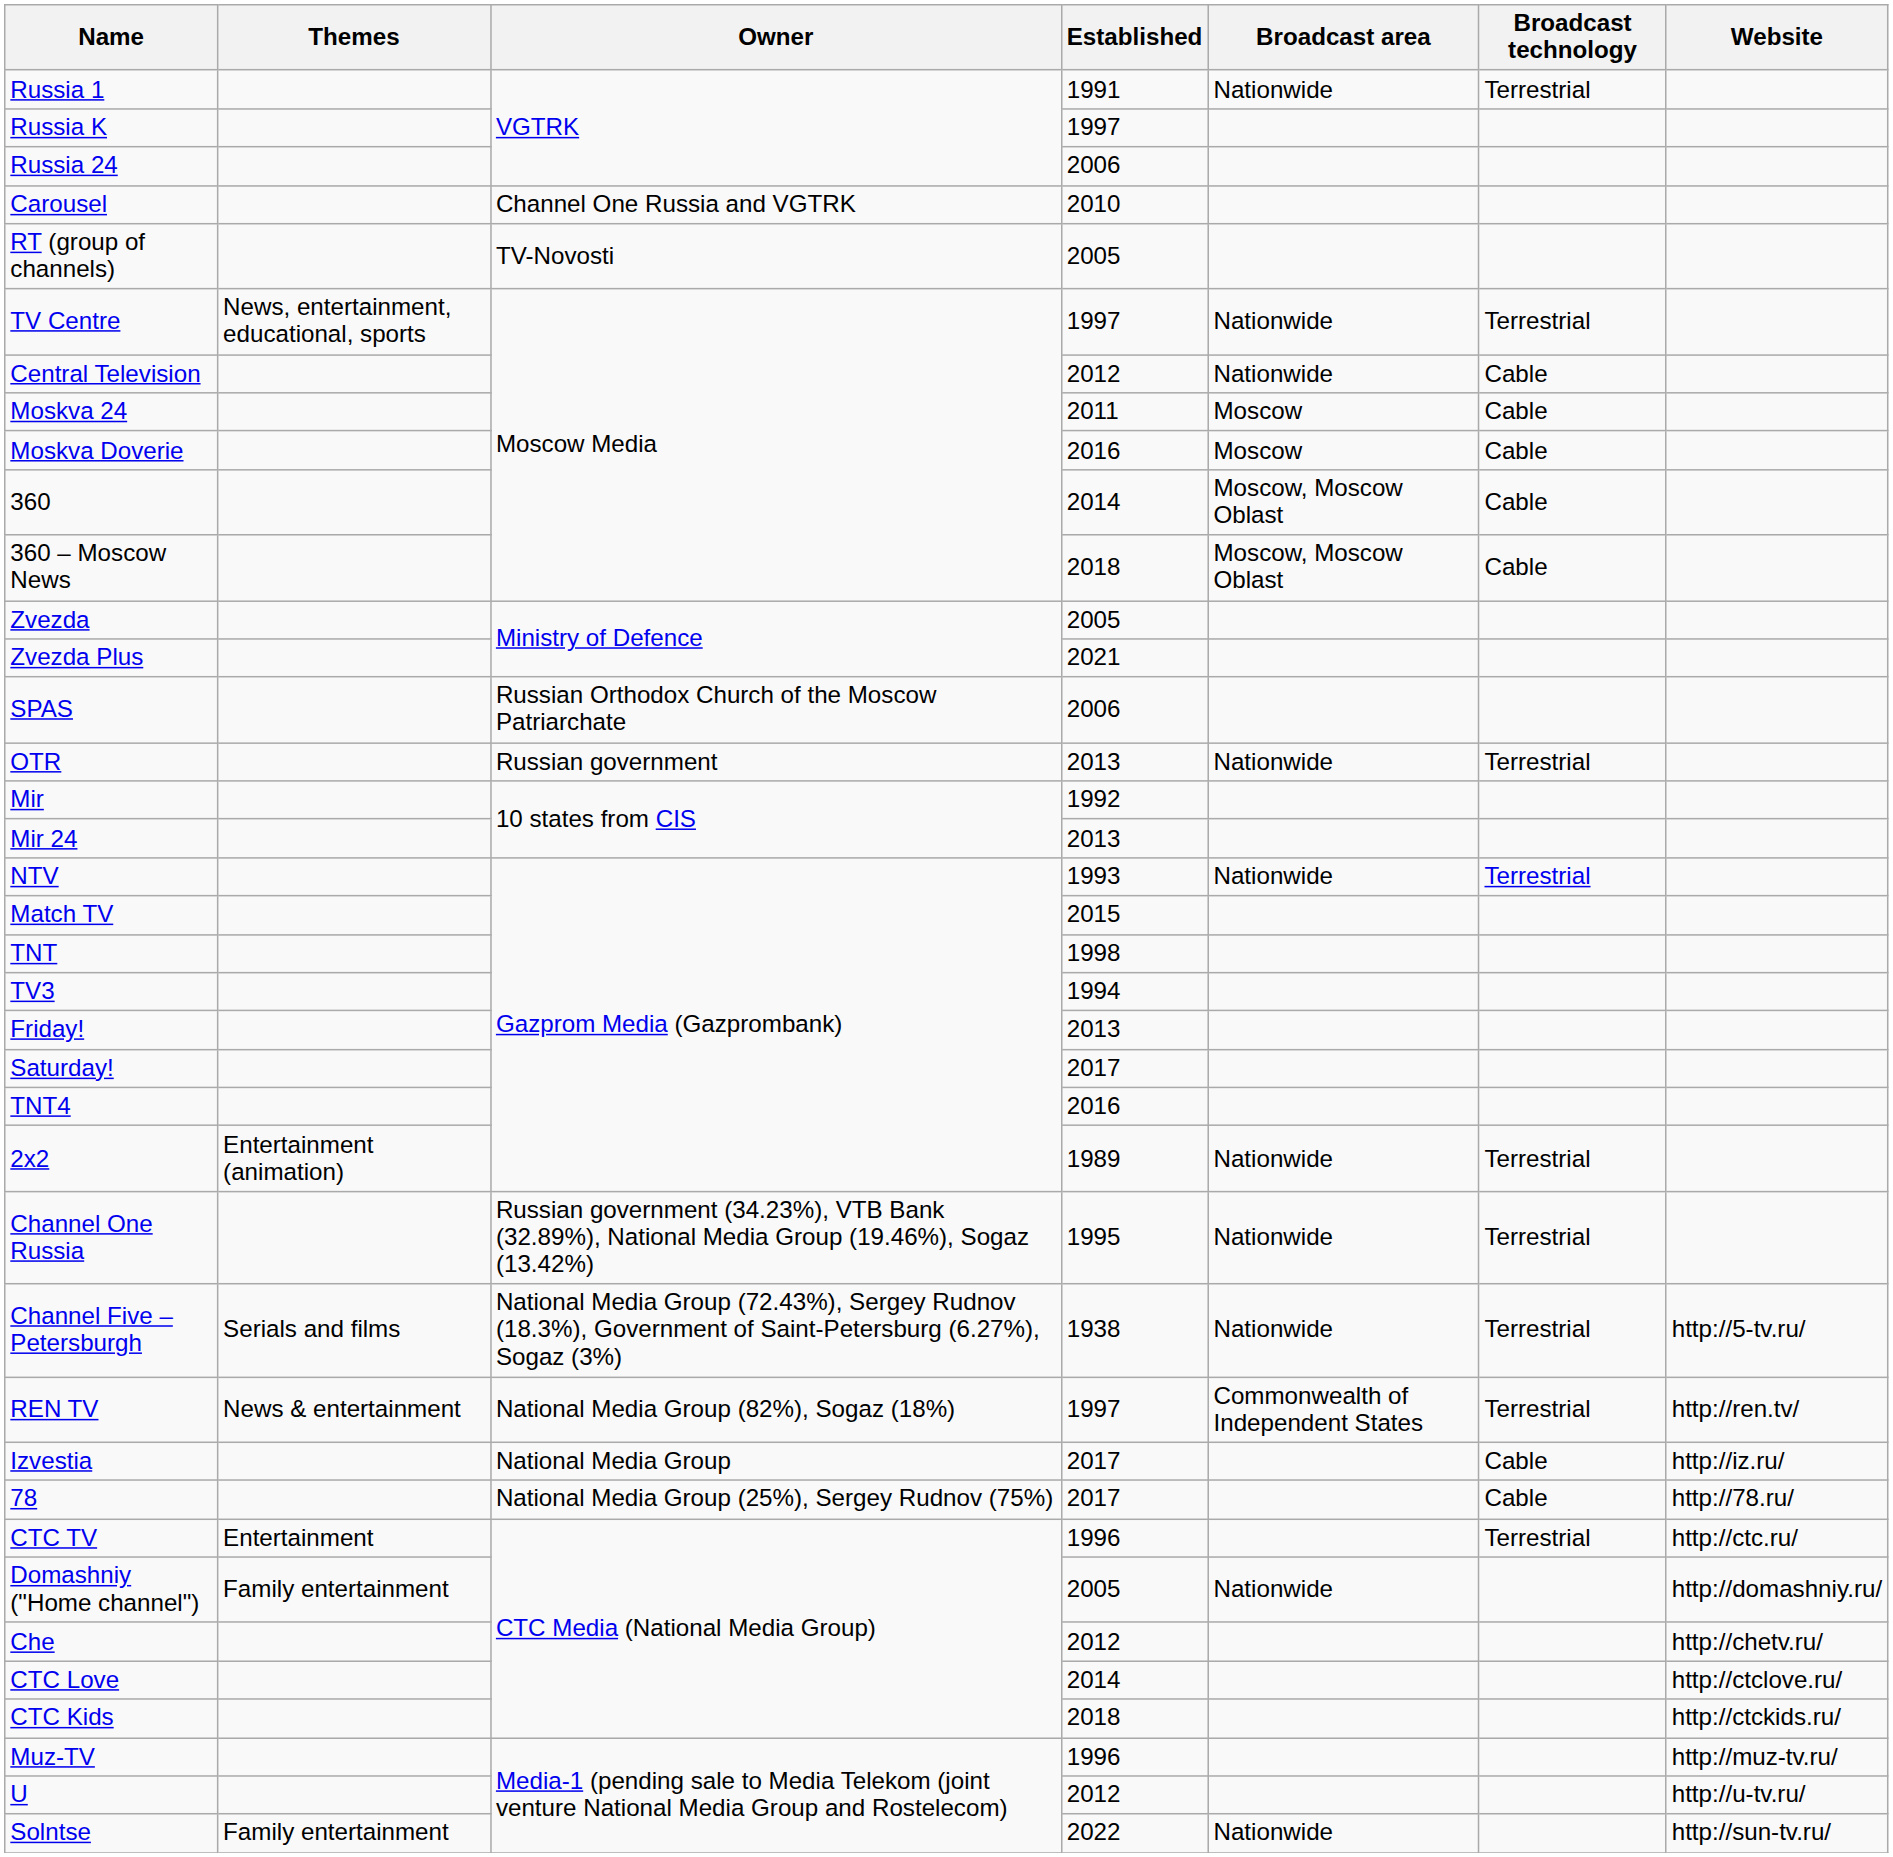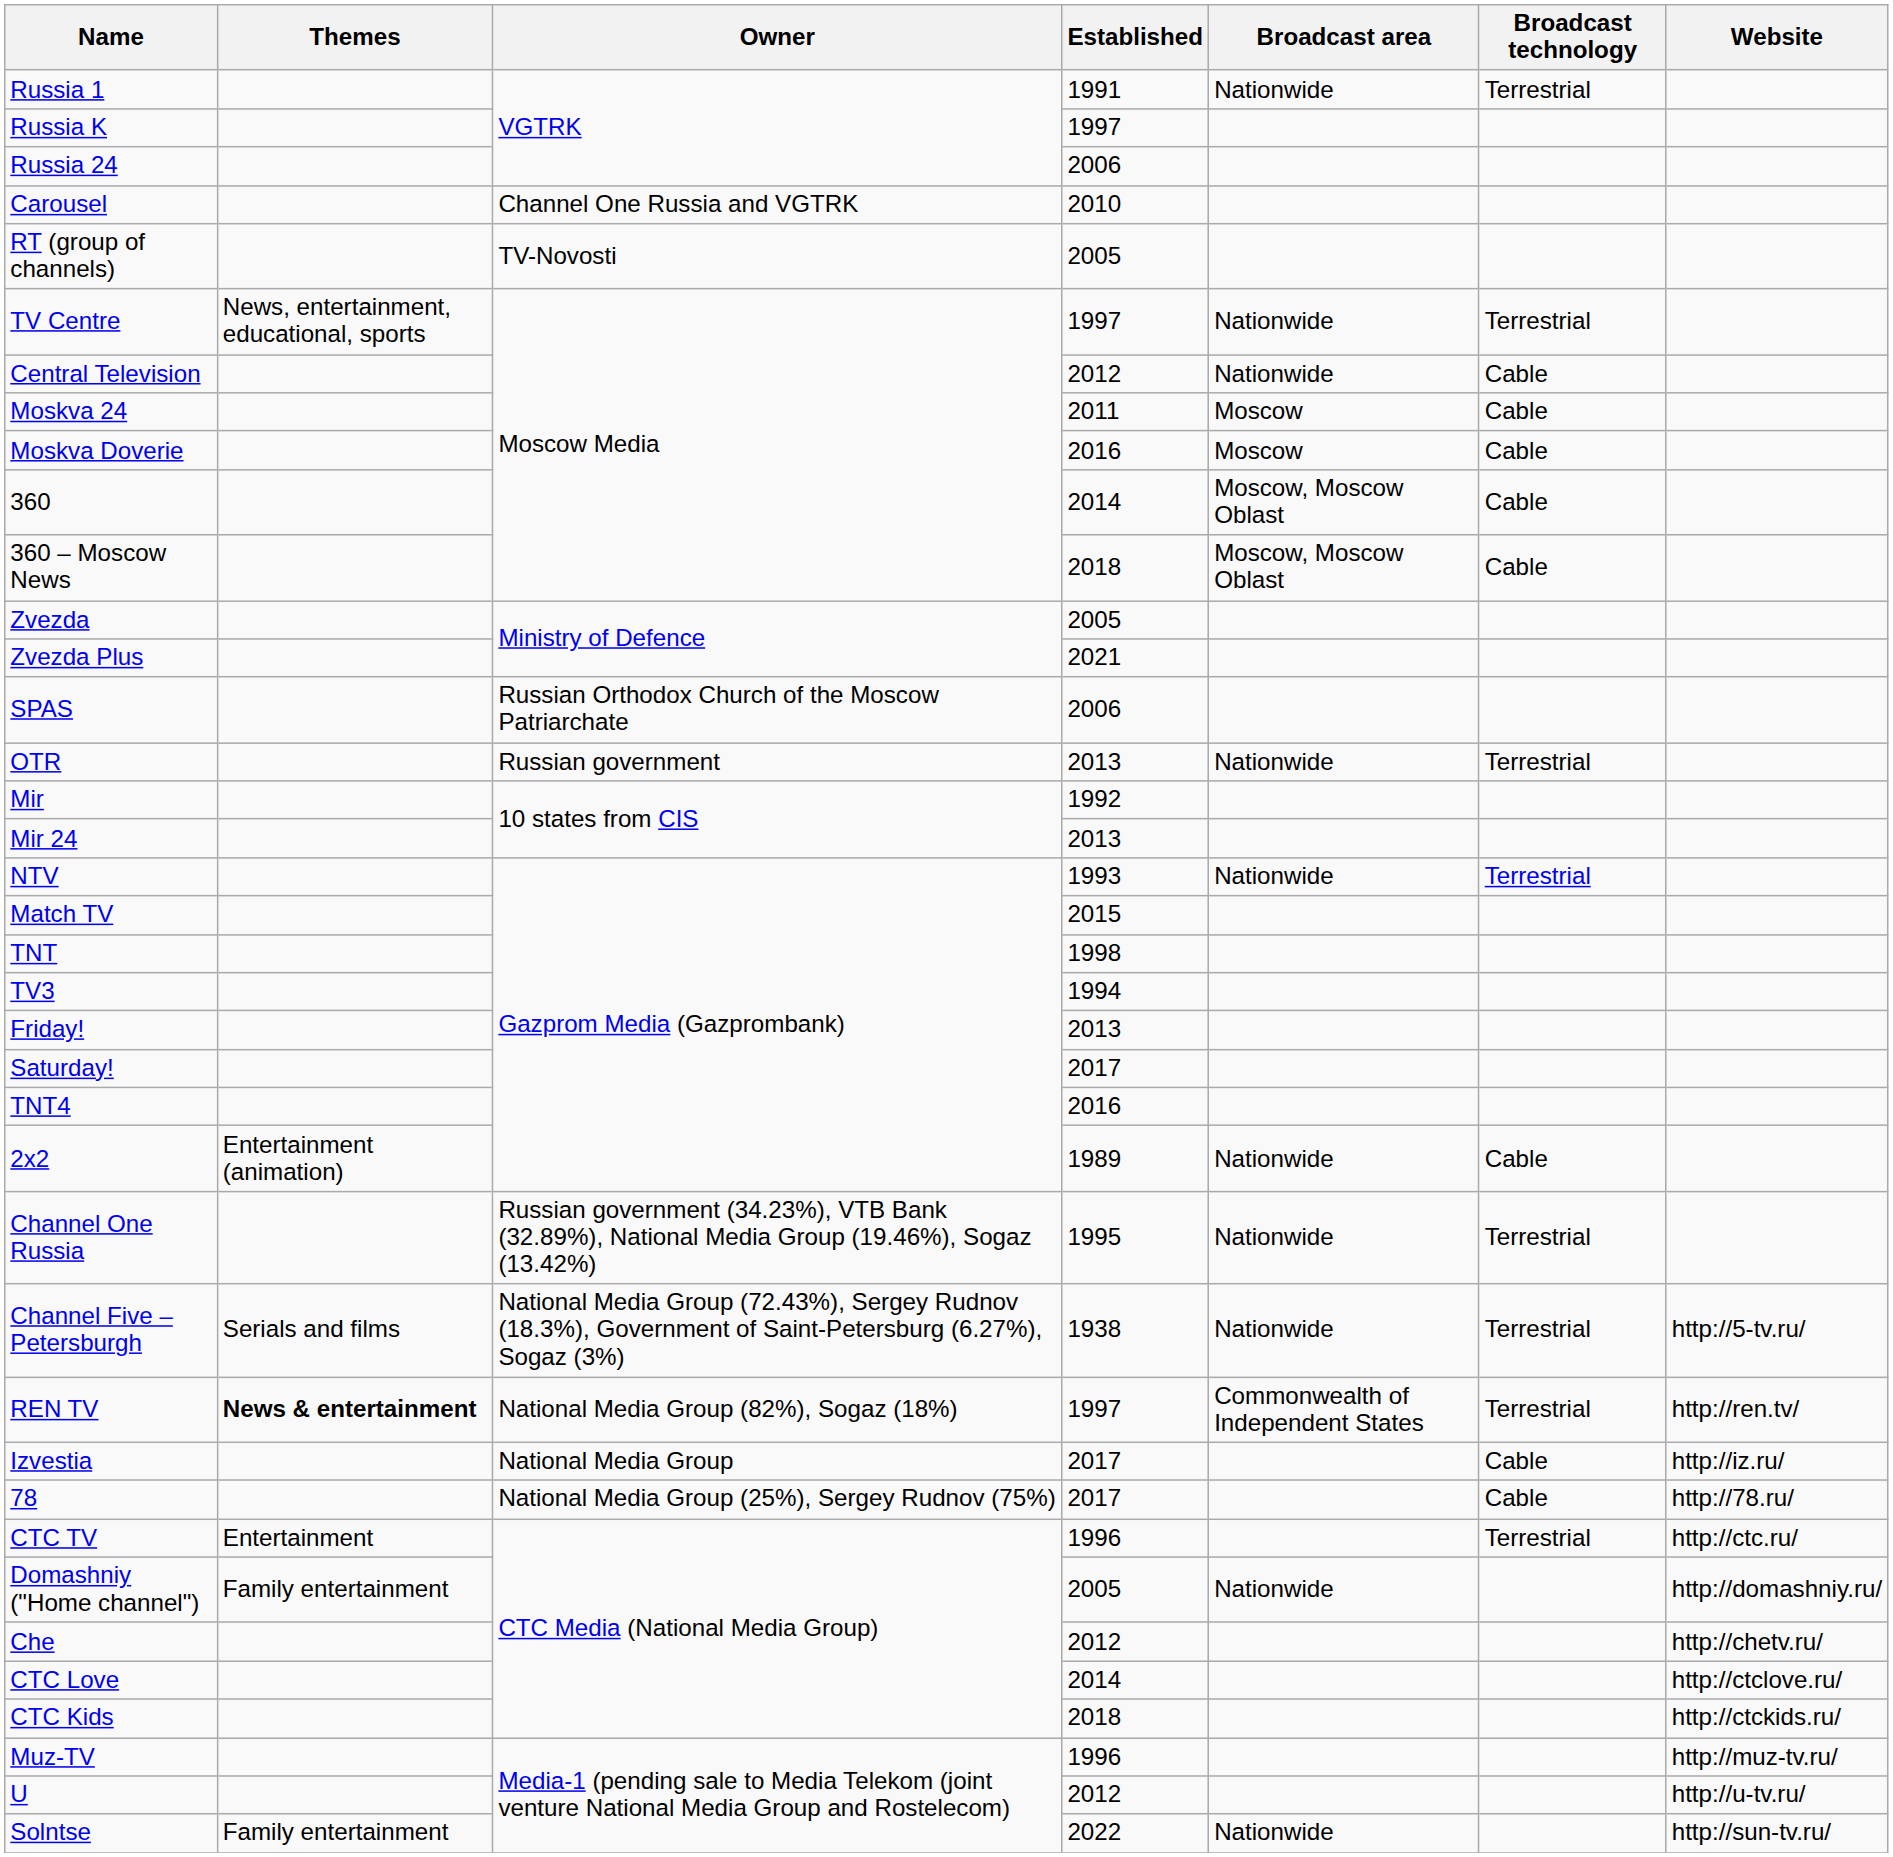(1538, 1158) Terrestrial -> (1516, 1158) Cable
(342, 1409) normal -> (350, 1409) bold
